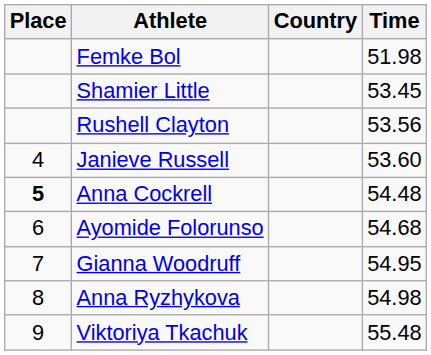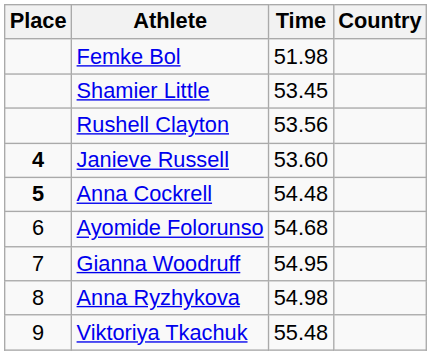columns swapped: (315, 21) <-> (394, 21)
(38, 159) normal -> (38, 159) bold
